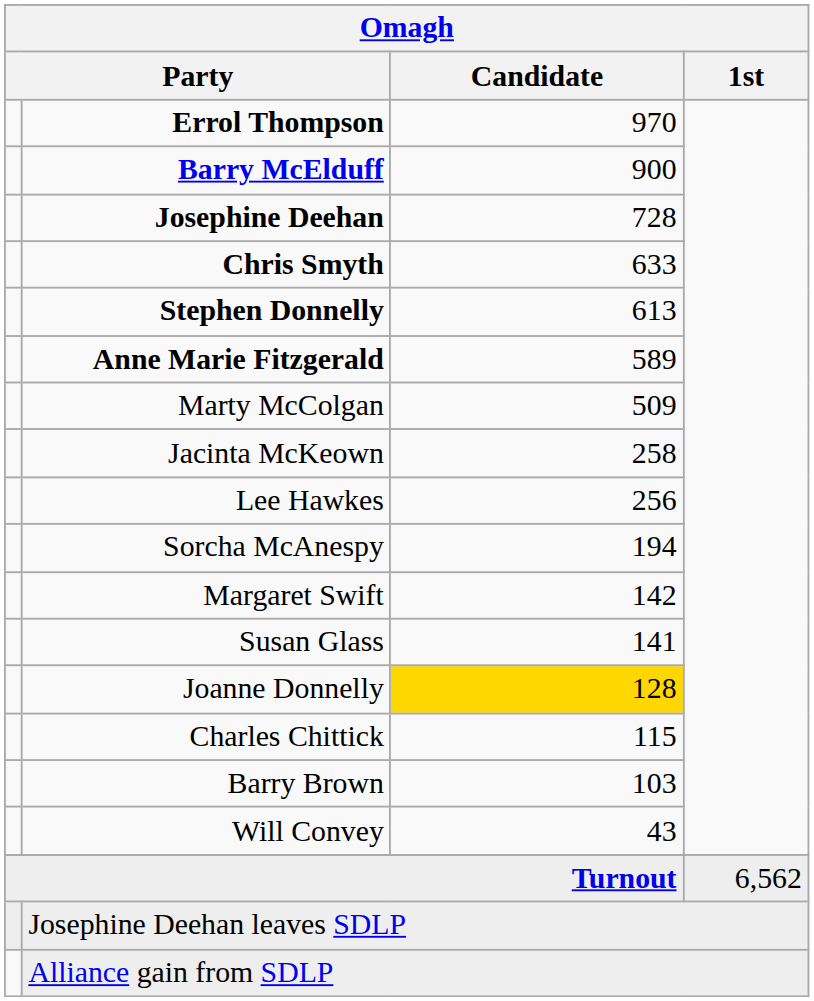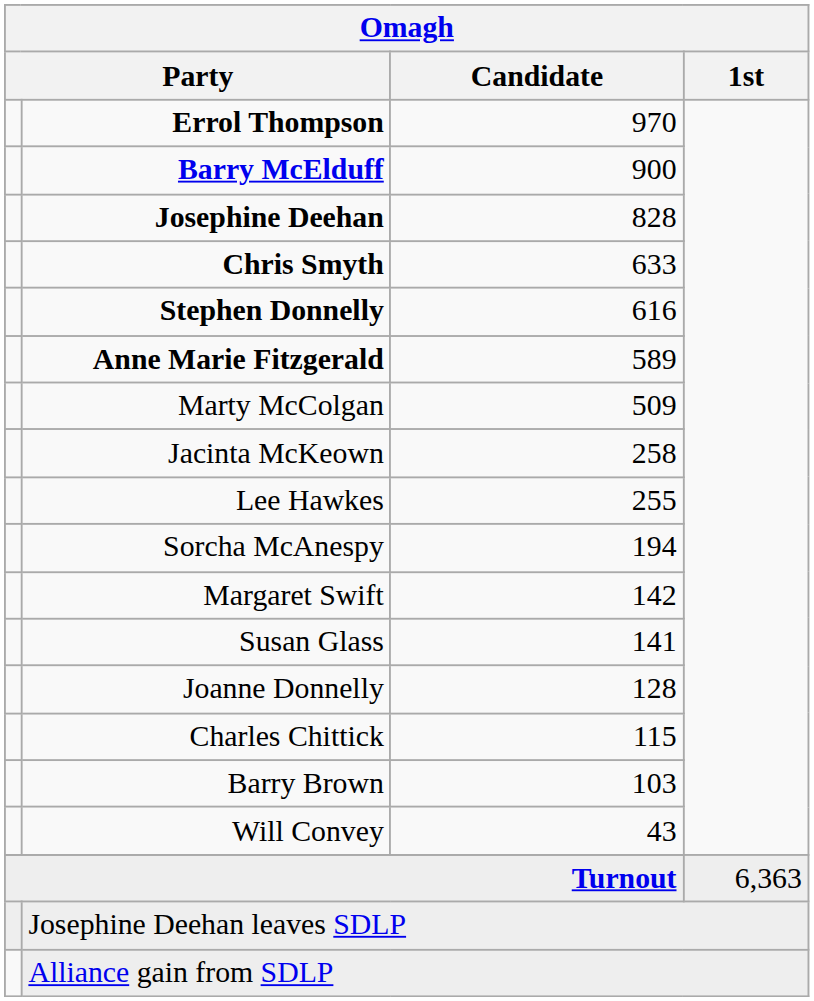(654, 216) 728 -> (654, 216) 828
(654, 311) 613 -> (654, 311) 616
(654, 500) 256 -> (654, 500) 255
(654, 688) gold background -> (654, 688) no background
(768, 877) 6,562 -> (768, 877) 6,363
